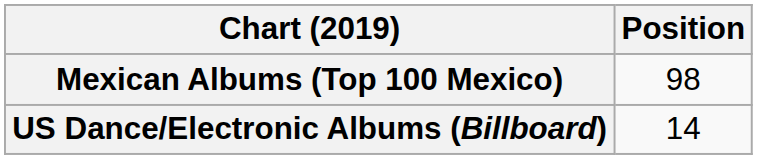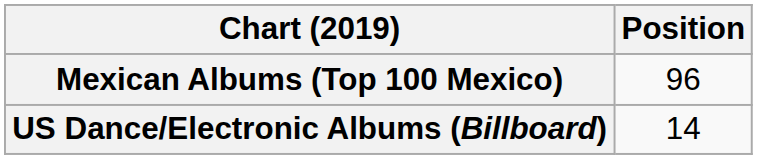(683, 79) 98 -> (683, 79) 96
